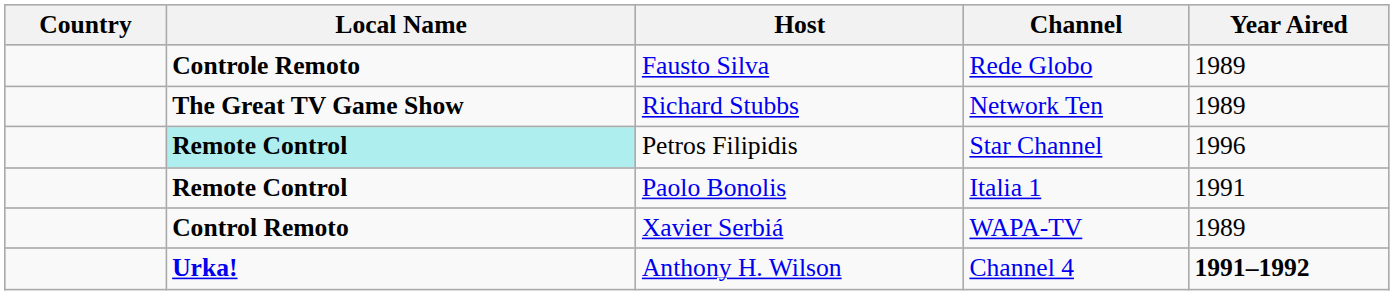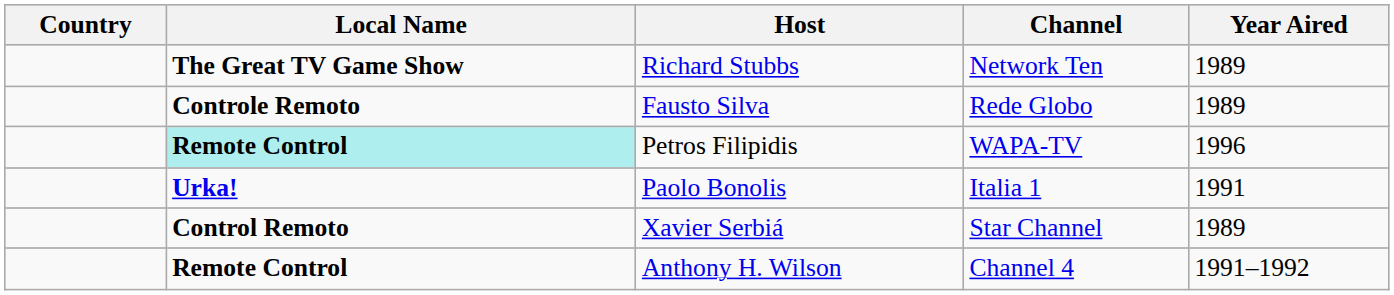rows swapped: (720, 106) <-> (706, 65)
(1036, 146) Star Channel -> (1026, 146) WAPA-TV
(260, 187) Remote Control -> (205, 187) Urka!
(1026, 227) WAPA-TV -> (1036, 227) Star Channel
(205, 268) Urka! -> (260, 268) Remote Control
(1252, 268) bold -> (1252, 268) normal
